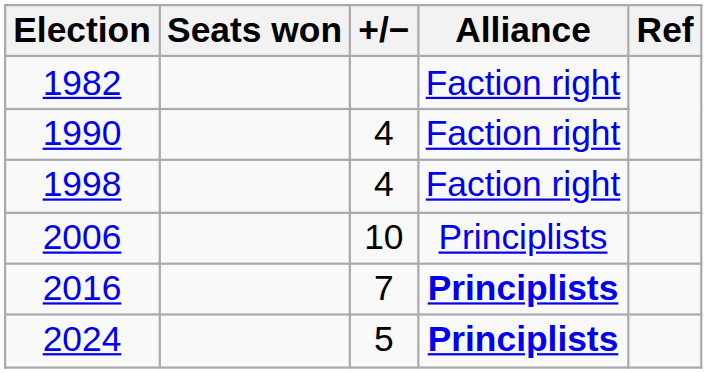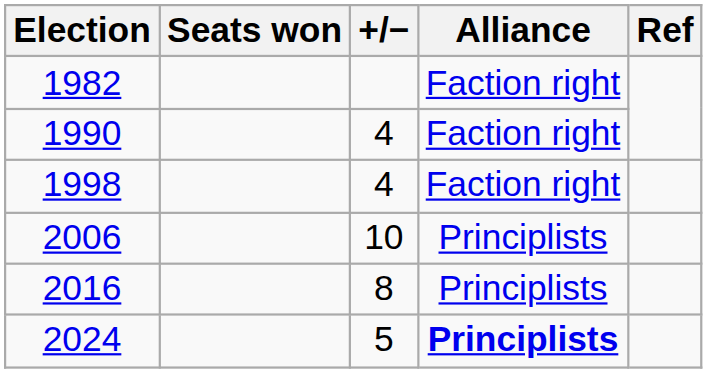(384, 288) 7 -> (384, 288) 8
(523, 288) bold -> (523, 288) normal
